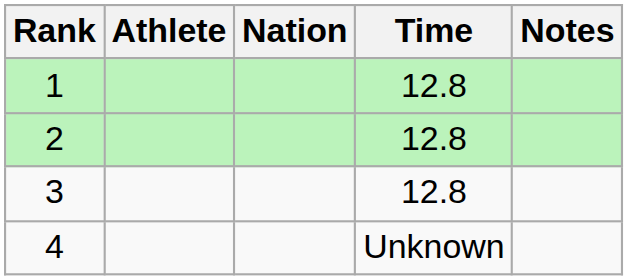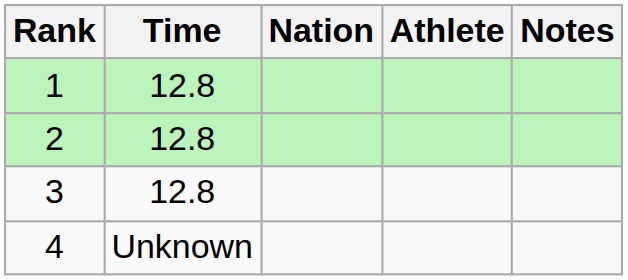columns swapped: (169, 31) <-> (434, 31)
